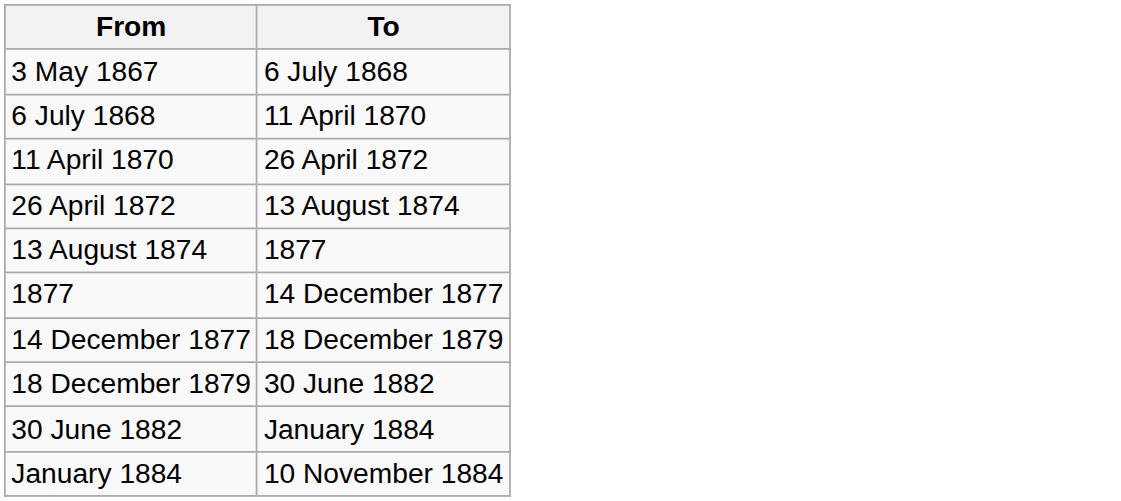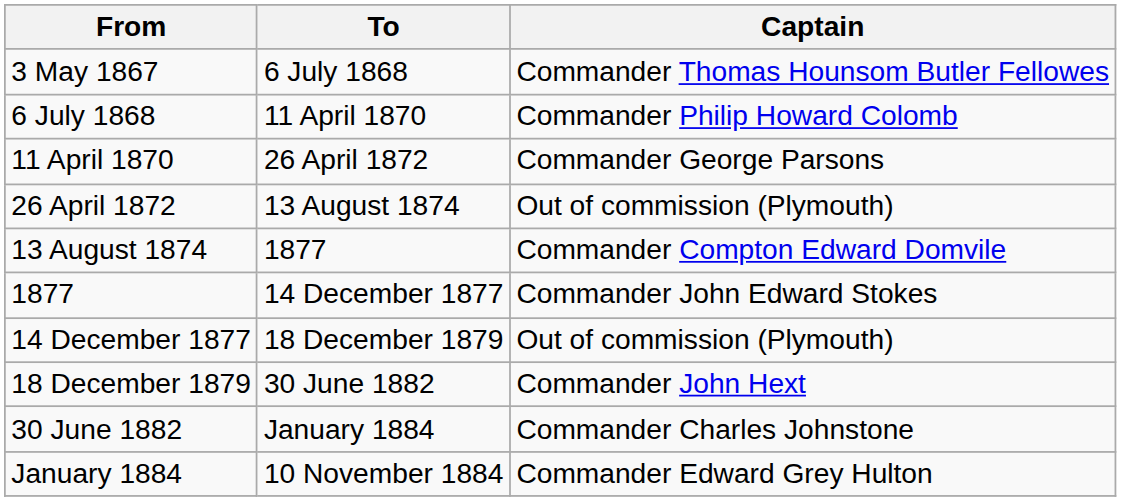+ column: (813, 26)
